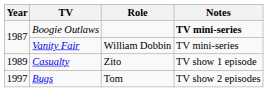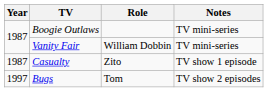(209, 29) bold -> (207, 29) normal
(17, 62) 1989 -> (17, 62) 1987
